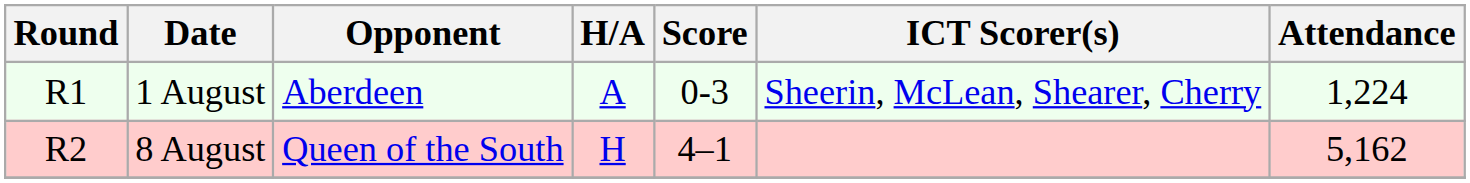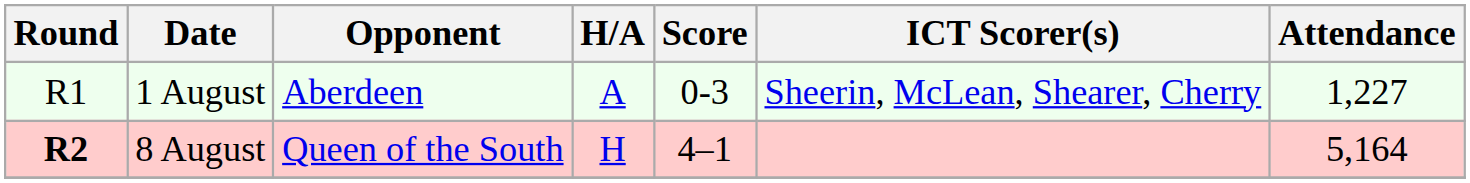(1367, 90) 1,224 -> (1367, 90) 1,227
(66, 148) normal -> (66, 148) bold
(1367, 148) 5,162 -> (1367, 148) 5,164
